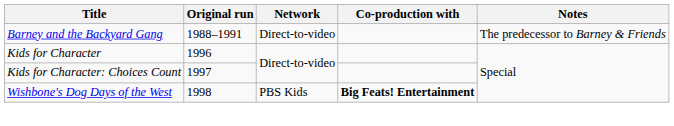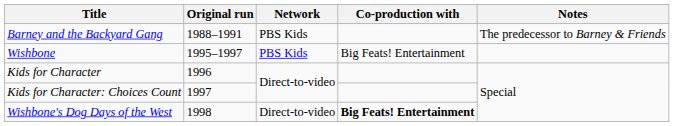(297, 33) Direct-to-video -> (283, 33) PBS Kids
+ row: (31, 53)
(283, 92) PBS Kids -> (297, 111) Direct-to-video
